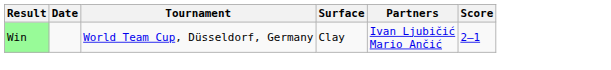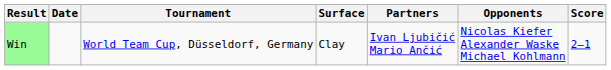+ column: (513, 13)
